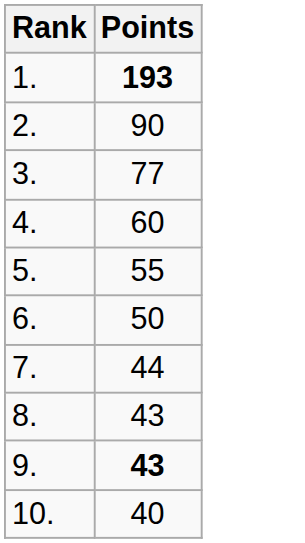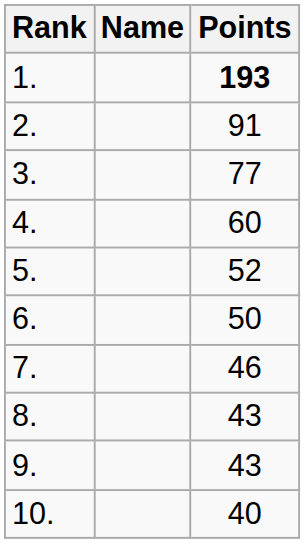+ column: (142, 28)
(148, 125) 90 -> (245, 125) 91
(148, 271) 55 -> (245, 271) 52
(148, 367) 44 -> (245, 367) 46
(148, 464) bold -> (245, 464) normal
